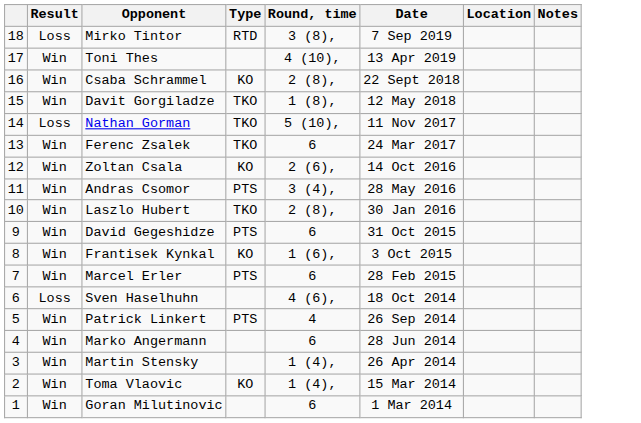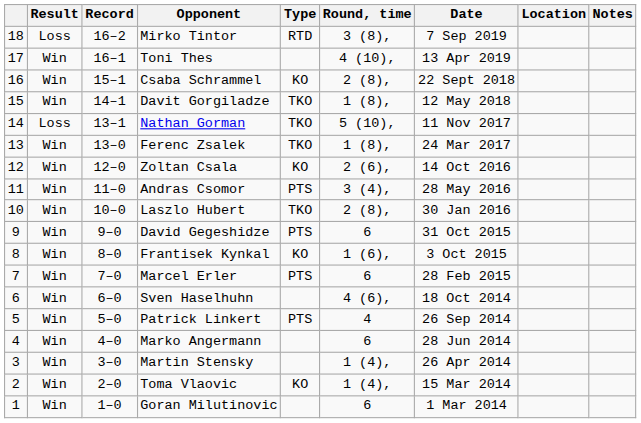+ column: (110, 16)
(312, 146) 6 -> (367, 146) 1 (8),
(55, 298) Loss -> (55, 298) Win
